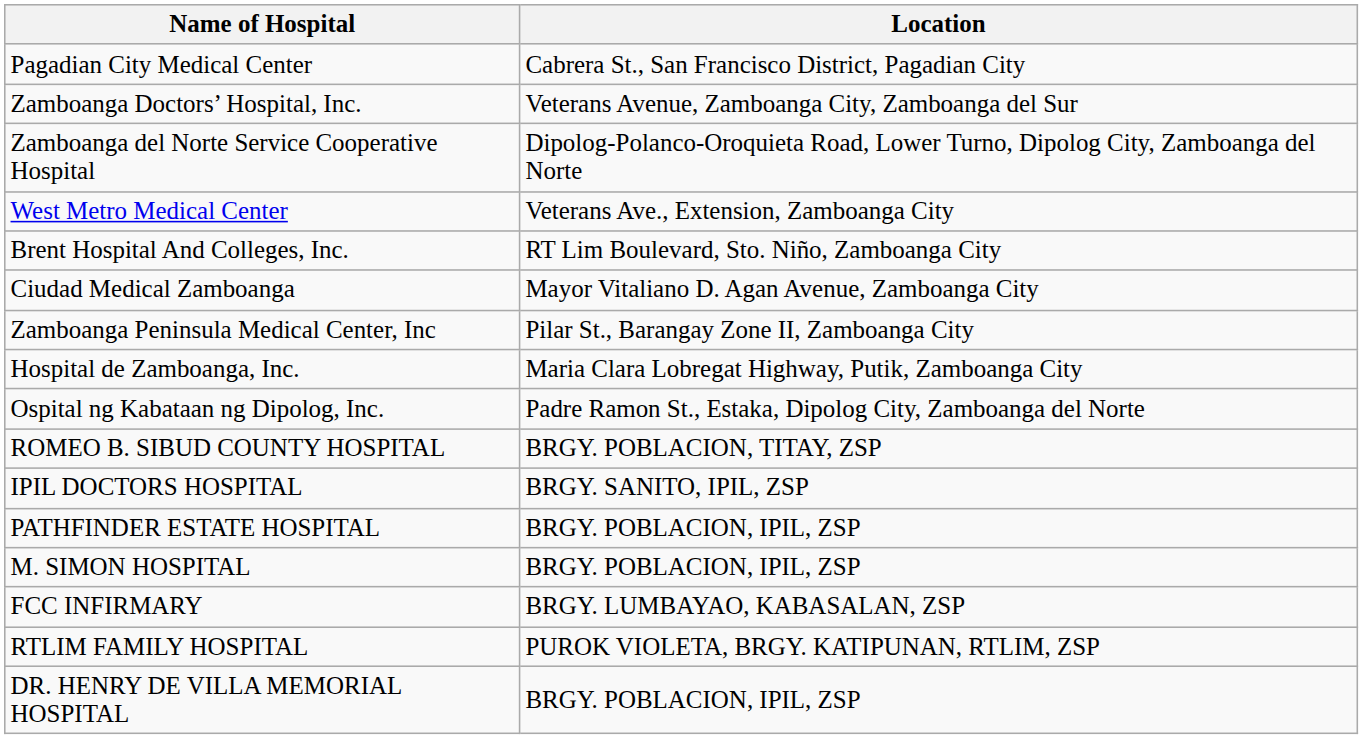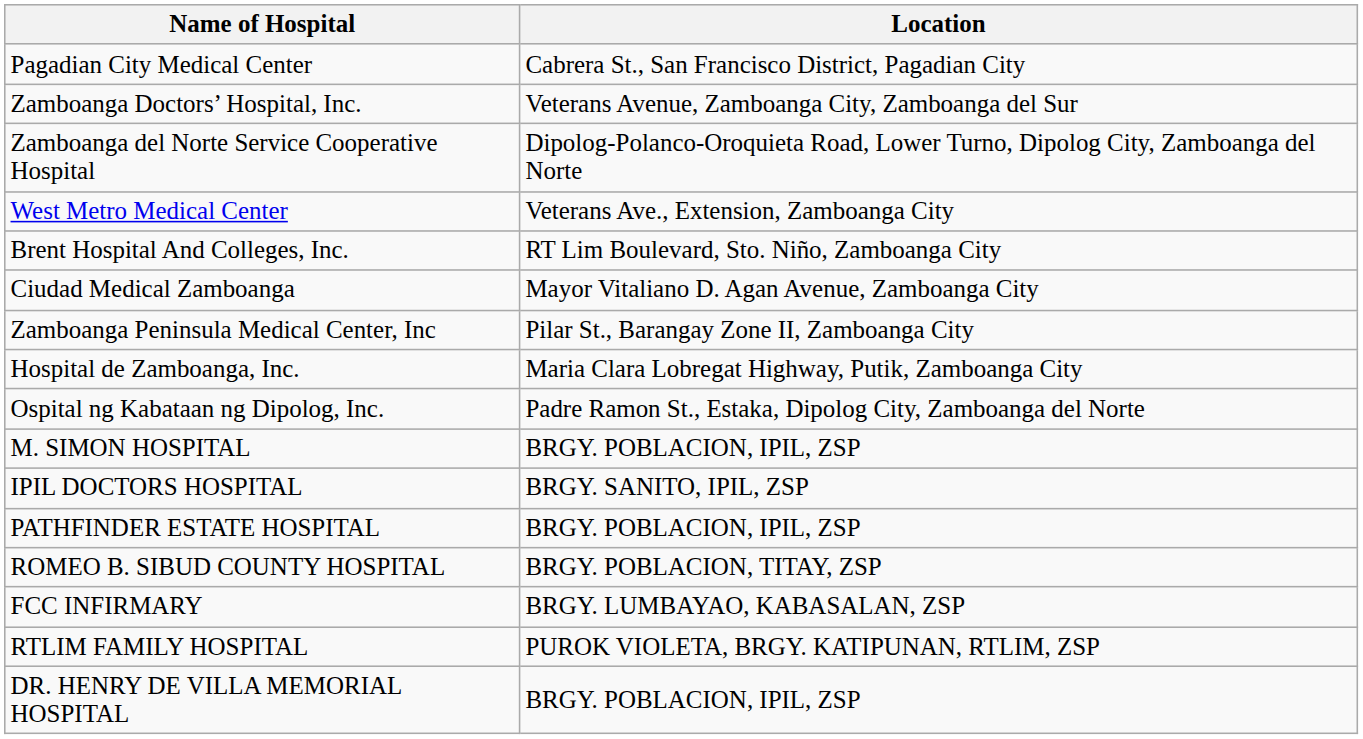rows swapped: (131, 566) <-> (228, 448)
